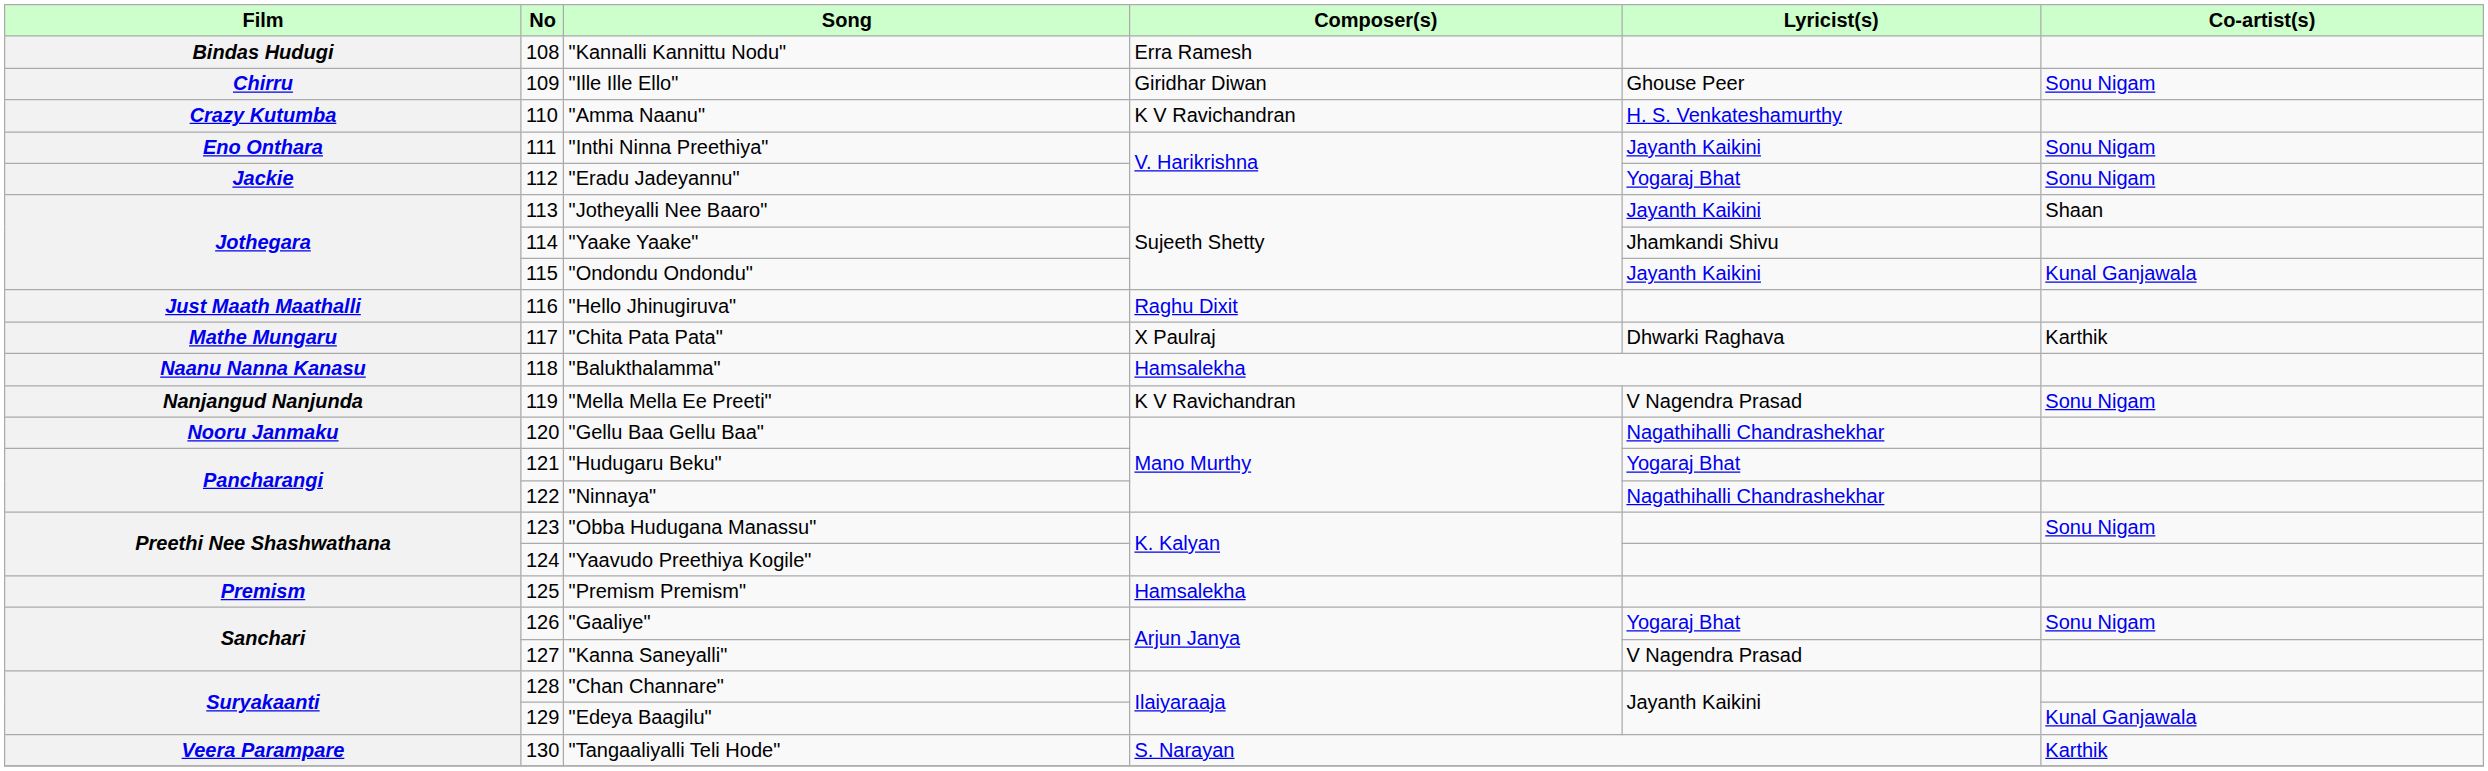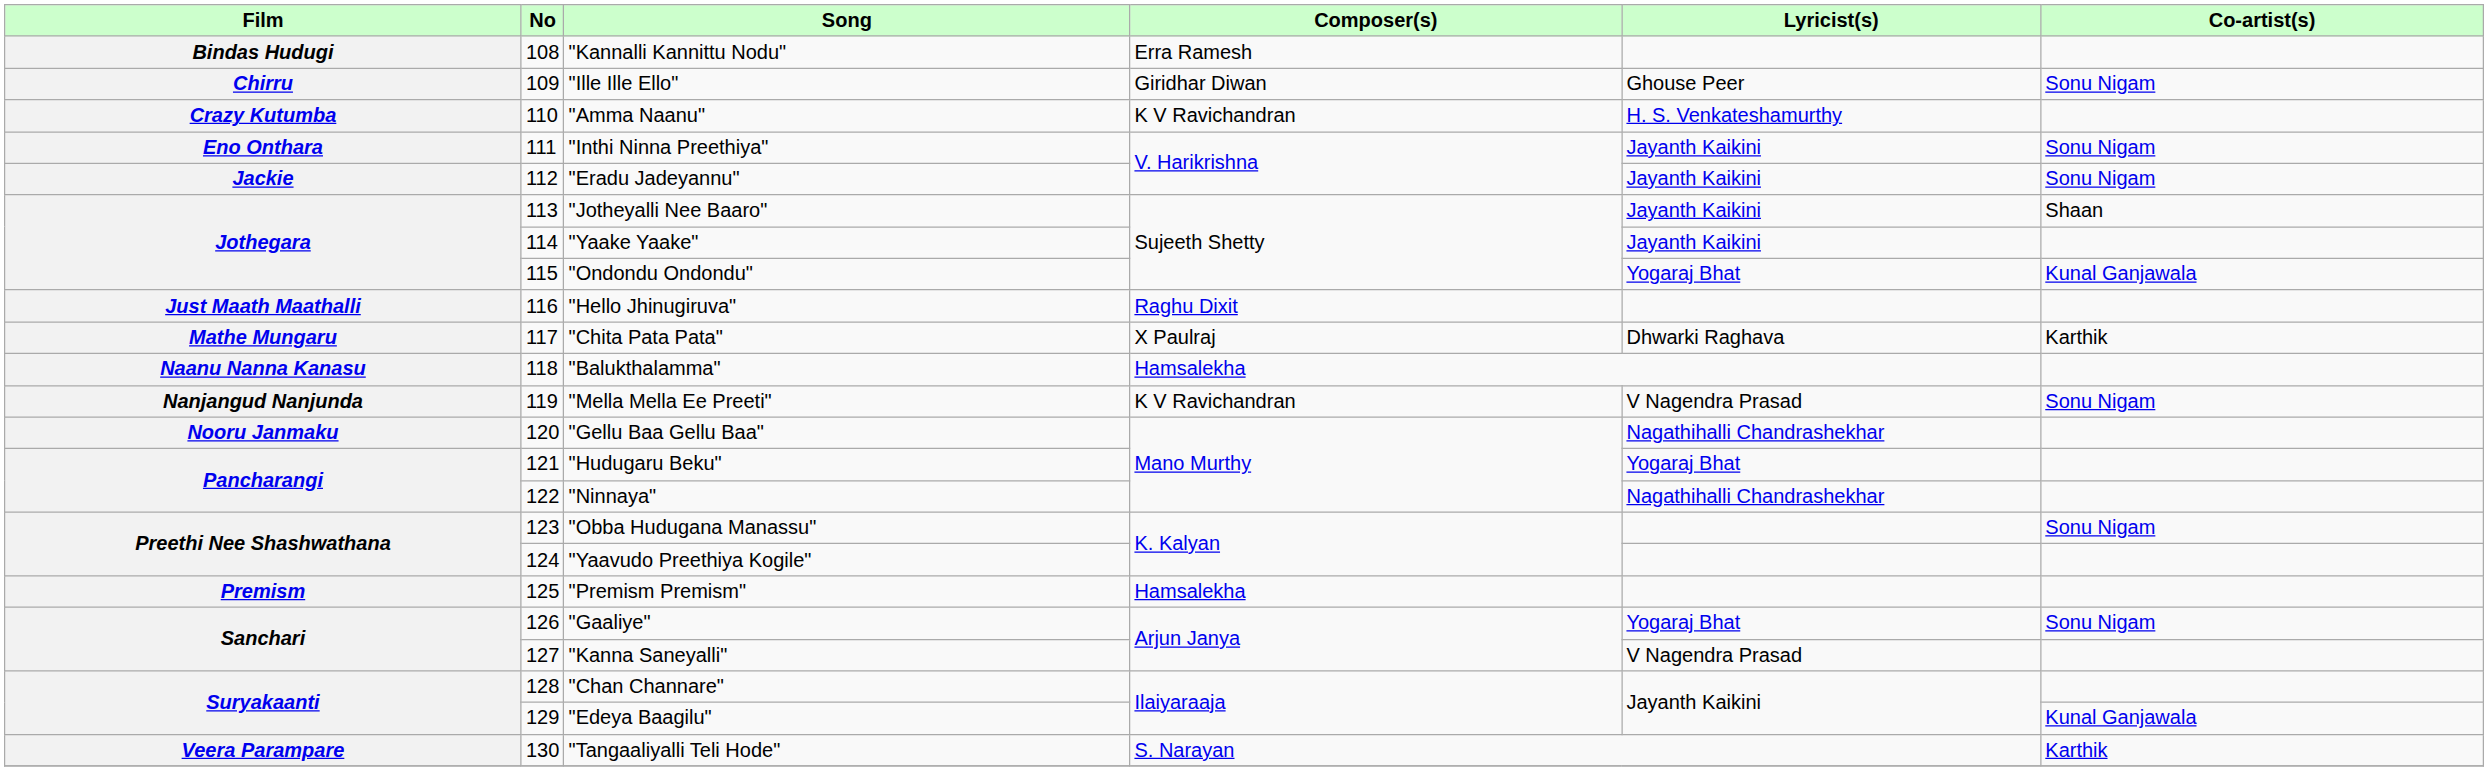(1683, 178) Yogaraj Bhat -> (1694, 178) Jayanth Kaikini
(1703, 242) Jhamkandi Shivu -> (1694, 242) Jayanth Kaikini
(1694, 274) Jayanth Kaikini -> (1683, 274) Yogaraj Bhat
